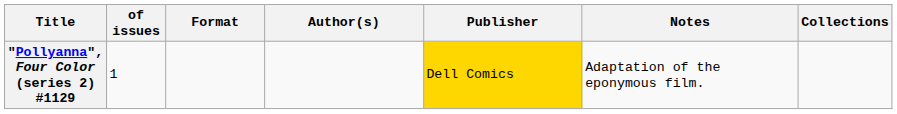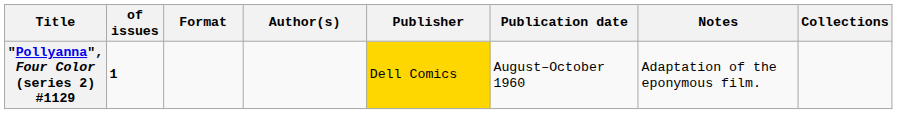+ column: (564, 23)
(113, 75) normal -> (113, 75) bold
